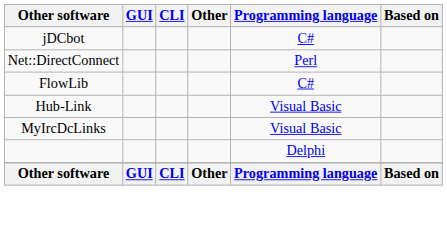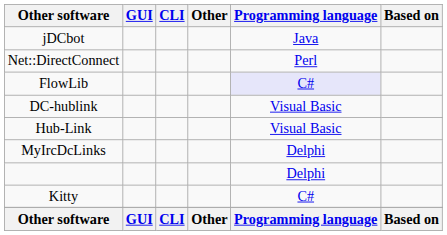(306, 38) C# -> (306, 38) Java
(306, 83) no background -> (306, 83) lavender background
+ row: (63, 106)
(306, 128) Visual Basic -> (306, 151) Delphi
+ row: (63, 196)
